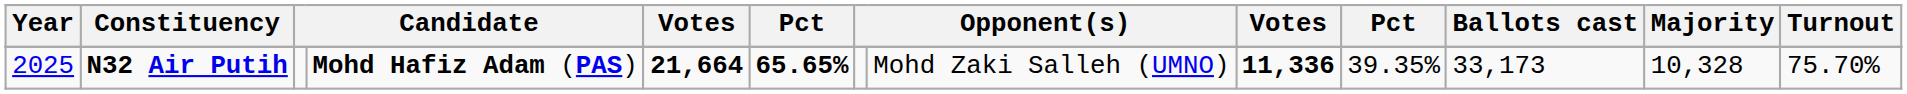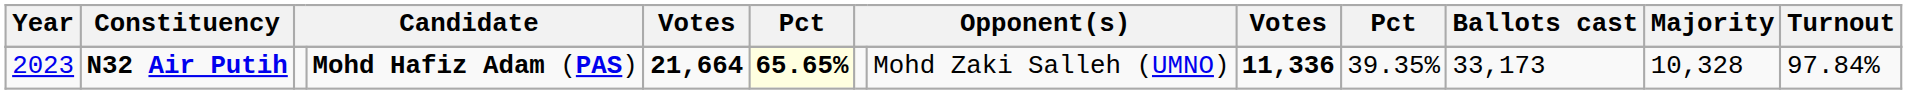(43, 68) 2025 -> (43, 68) 2023
(802, 68) no background -> (802, 68) lightyellow background
(1833, 68) 75.70% -> (1833, 68) 97.84%
